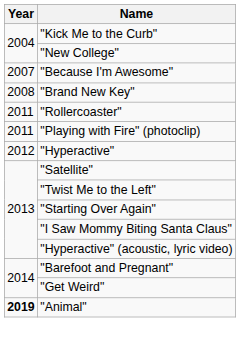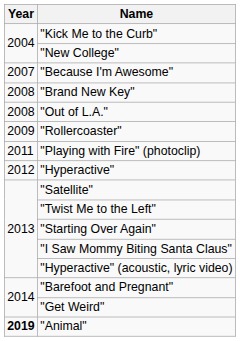+ row: (74, 111)
(20, 111) 2011 -> (21, 131) 2009
